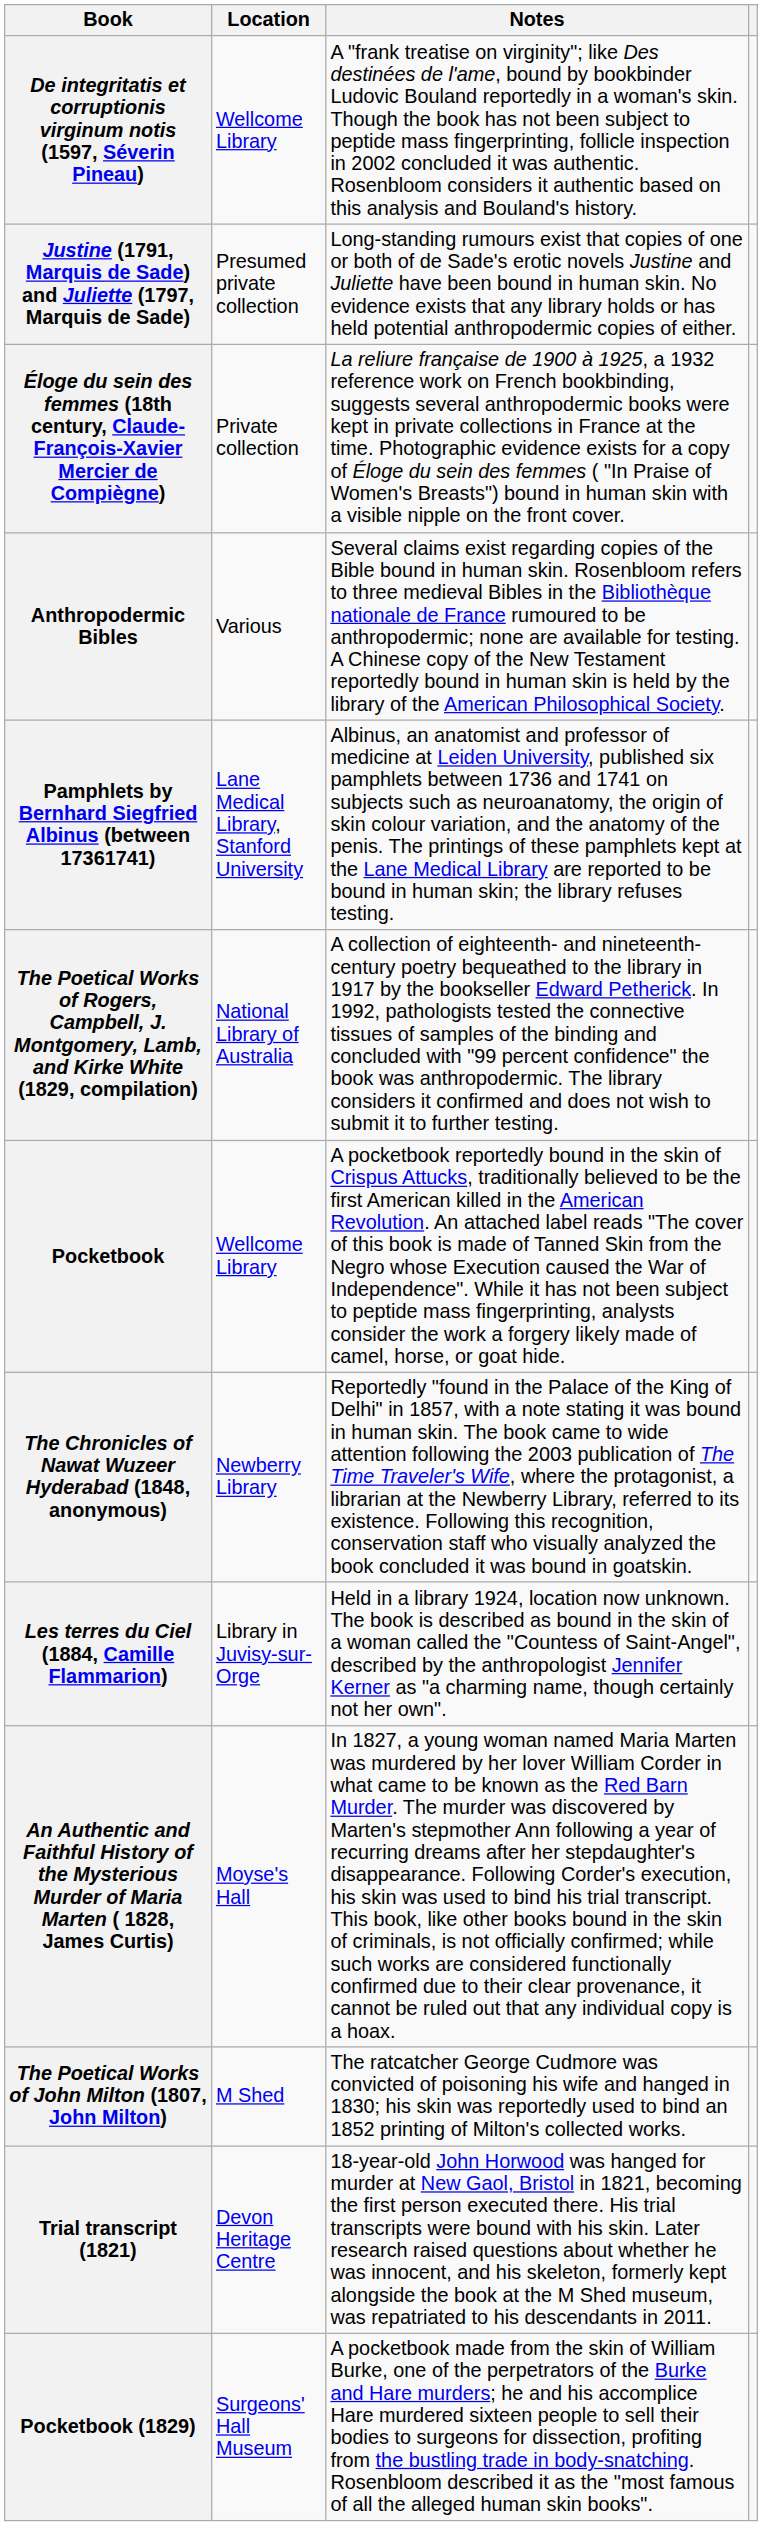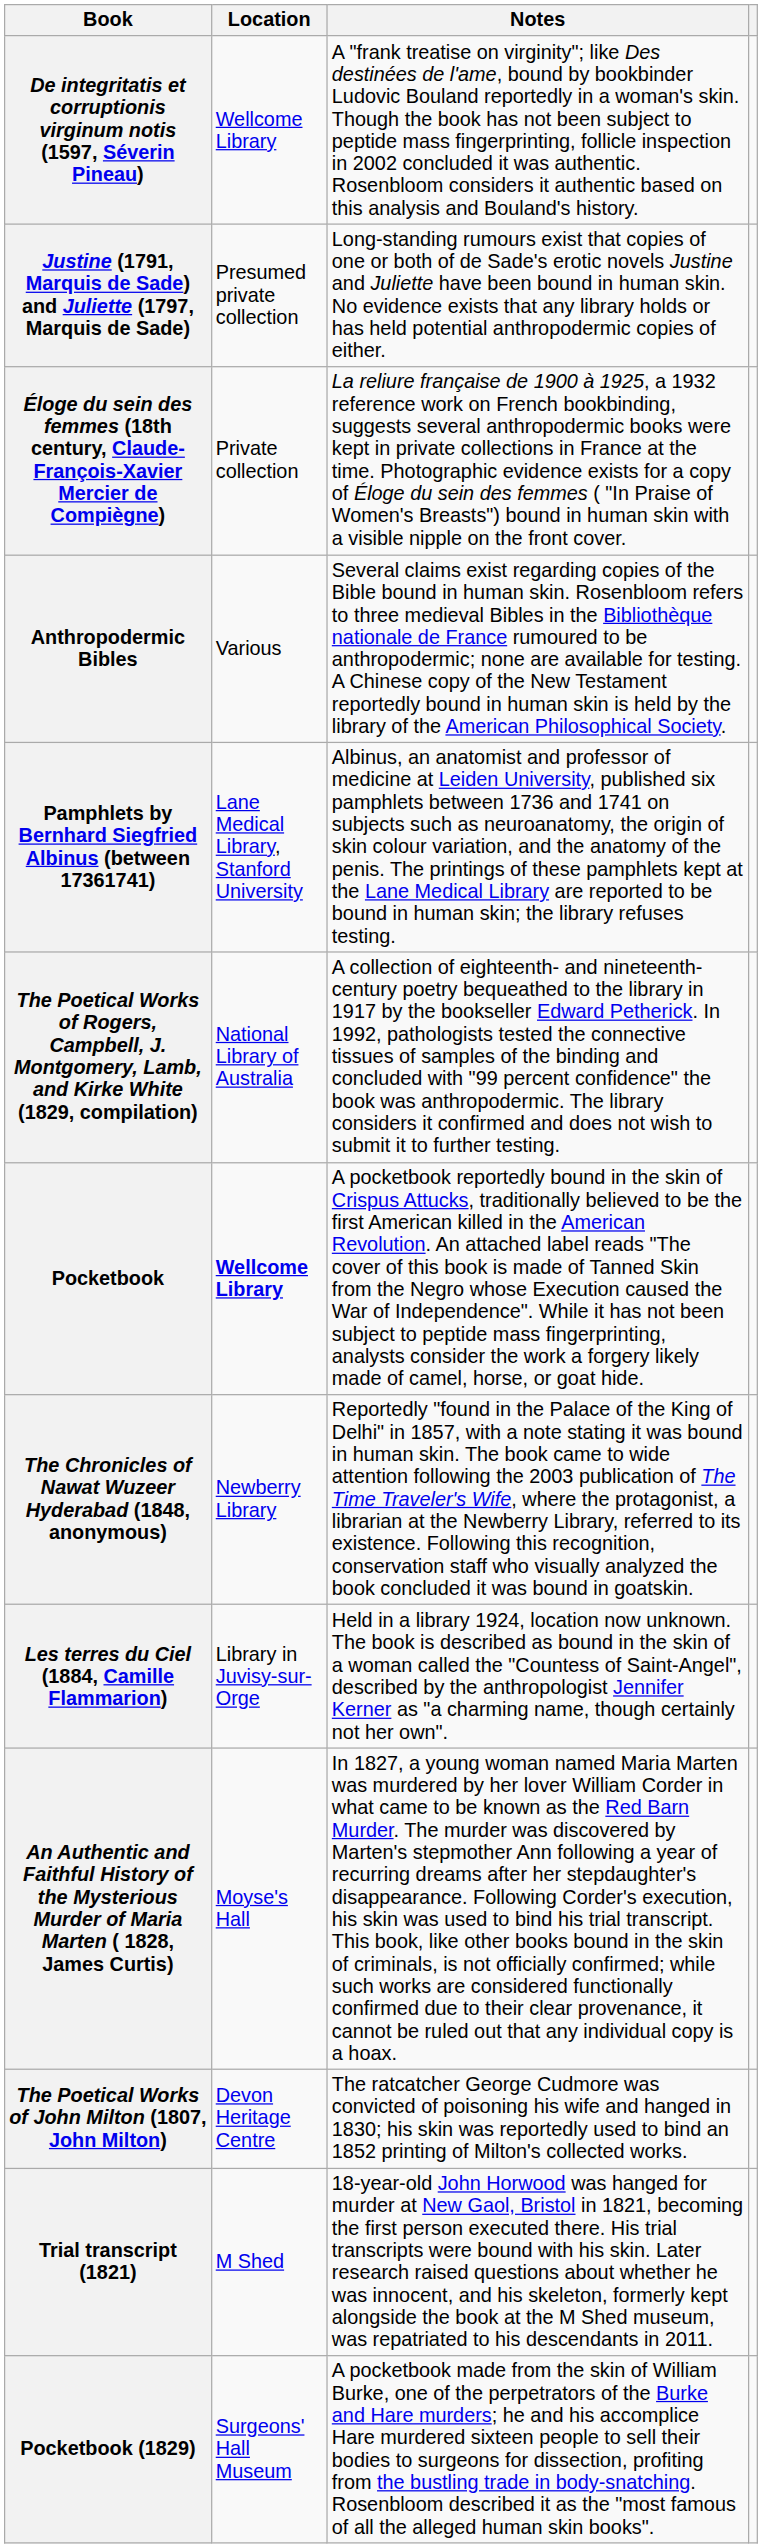(259, 1256) normal -> (262, 1278) bold
(250, 2096) M Shed -> (253, 2118) Devon Heritage Centre
(253, 2239) Devon Heritage Centre -> (250, 2261) M Shed
